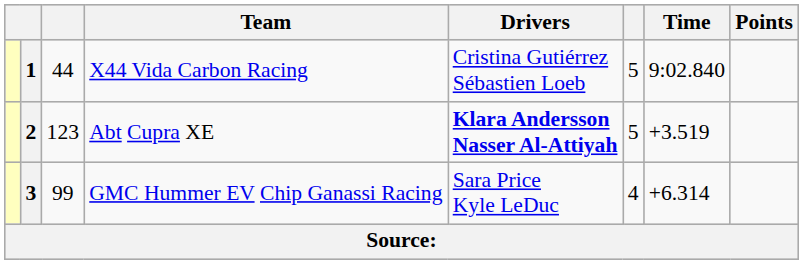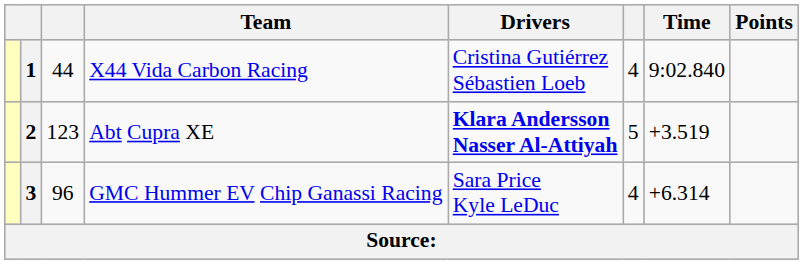(633, 70) 5 -> (633, 70) 4
(63, 192) 99 -> (63, 192) 96
